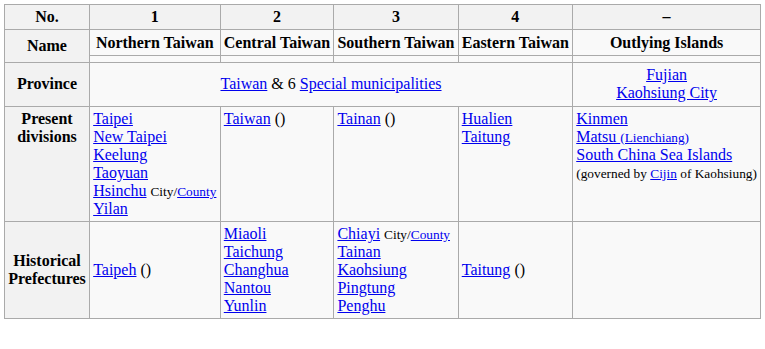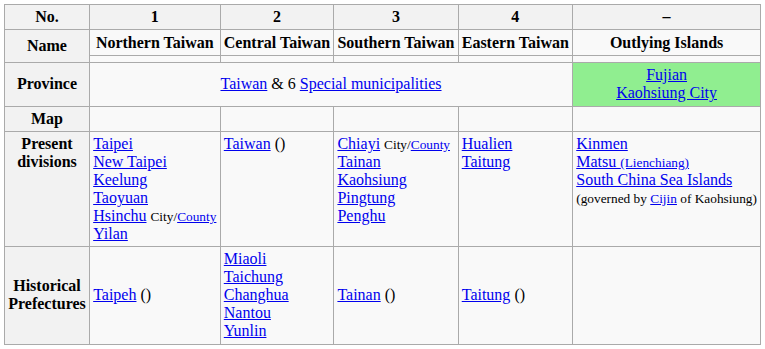(667, 84) no background -> (667, 84) lightgreen background
+ row: (47, 118)
(366, 118) Tainan () -> (394, 180) Chiayi City/County Tainan Kaohsiung Pingtung Penghu
(394, 270) Chiayi City/County Tainan Kaohsiung Pingtung Penghu -> (366, 295) Tainan ()
